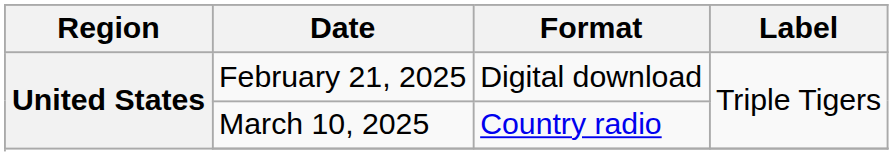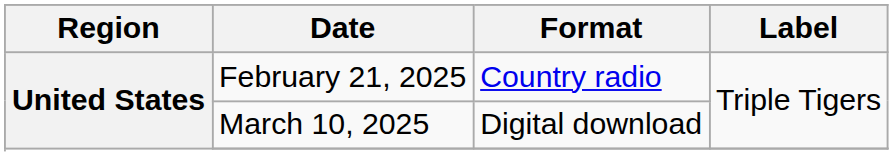(591, 76) Digital download -> (571, 76) Country radio
(571, 124) Country radio -> (591, 124) Digital download
